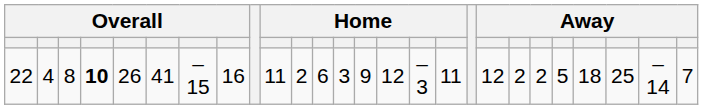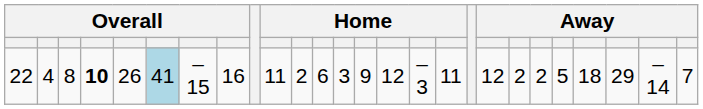(163, 75) no background -> (163, 75) lightblue background
(623, 75) 25 -> (623, 75) 29
